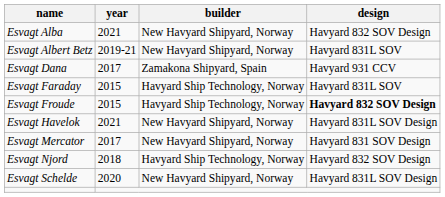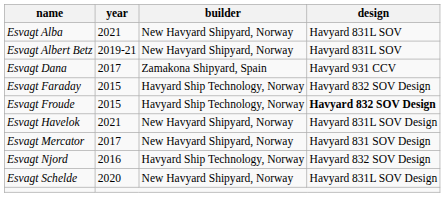(370, 31) Havyard 832 SOV Design -> (356, 31) Havyard 831L SOV
(356, 86) Havyard 831L SOV -> (370, 86) Havyard 832 SOV Design
(109, 159) 2018 -> (109, 159) 2016
